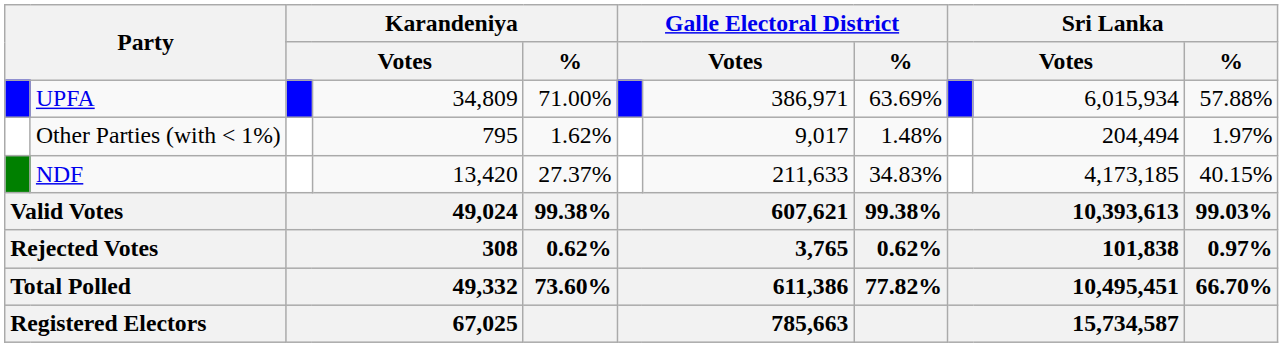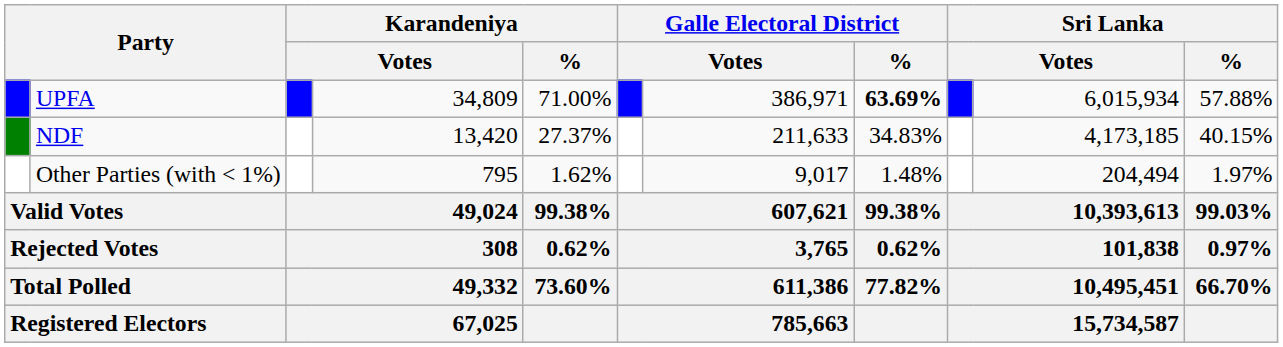(905, 98) normal -> (903, 98) bold
rows swapped: (60, 173) <-> (158, 135)
